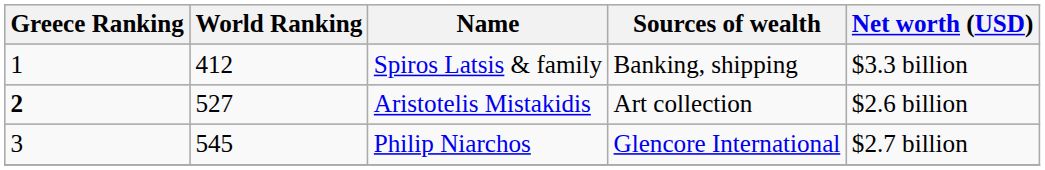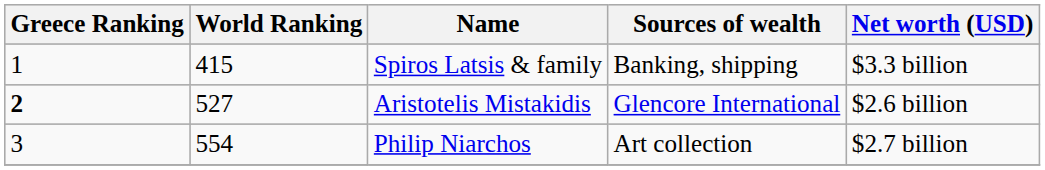(214, 64) 412 -> (214, 64) 415
(683, 104) Art collection -> (727, 104) Glencore International
(214, 143) 545 -> (214, 143) 554
(727, 143) Glencore International -> (683, 143) Art collection
